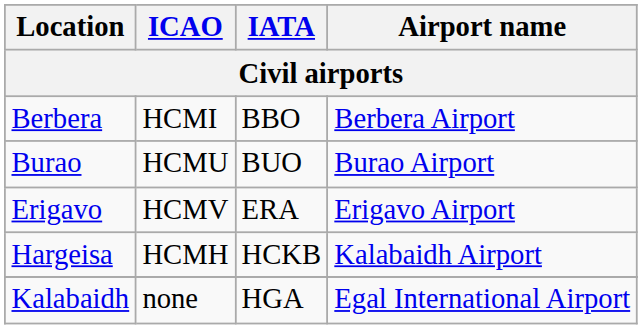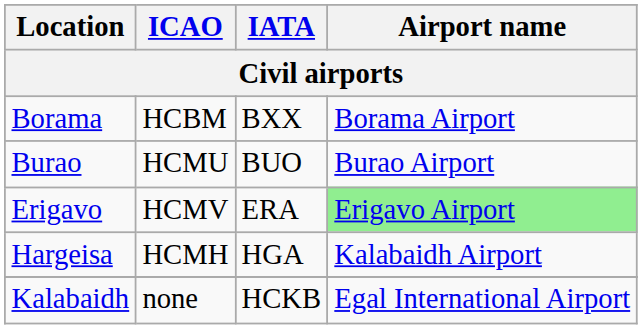- row: (57, 118)
+ row: (57, 118)
(425, 208) no background -> (425, 208) lightgreen background
(281, 254) HCKB -> (273, 254) HGA
(273, 299) HGA -> (281, 299) HCKB
